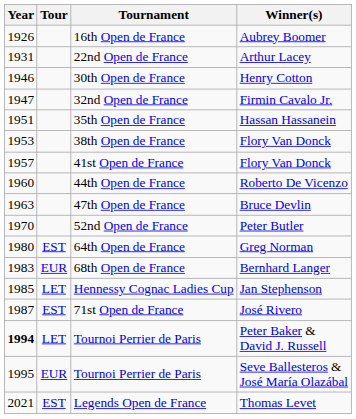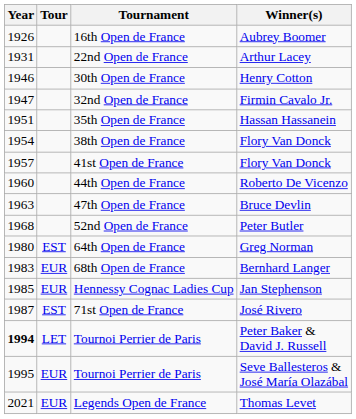(21, 141) 1953 -> (21, 141) 1954
(21, 225) 1970 -> (21, 225) 1968
(54, 288) LET -> (54, 288) EUR
(54, 402) EST -> (54, 402) EUR
